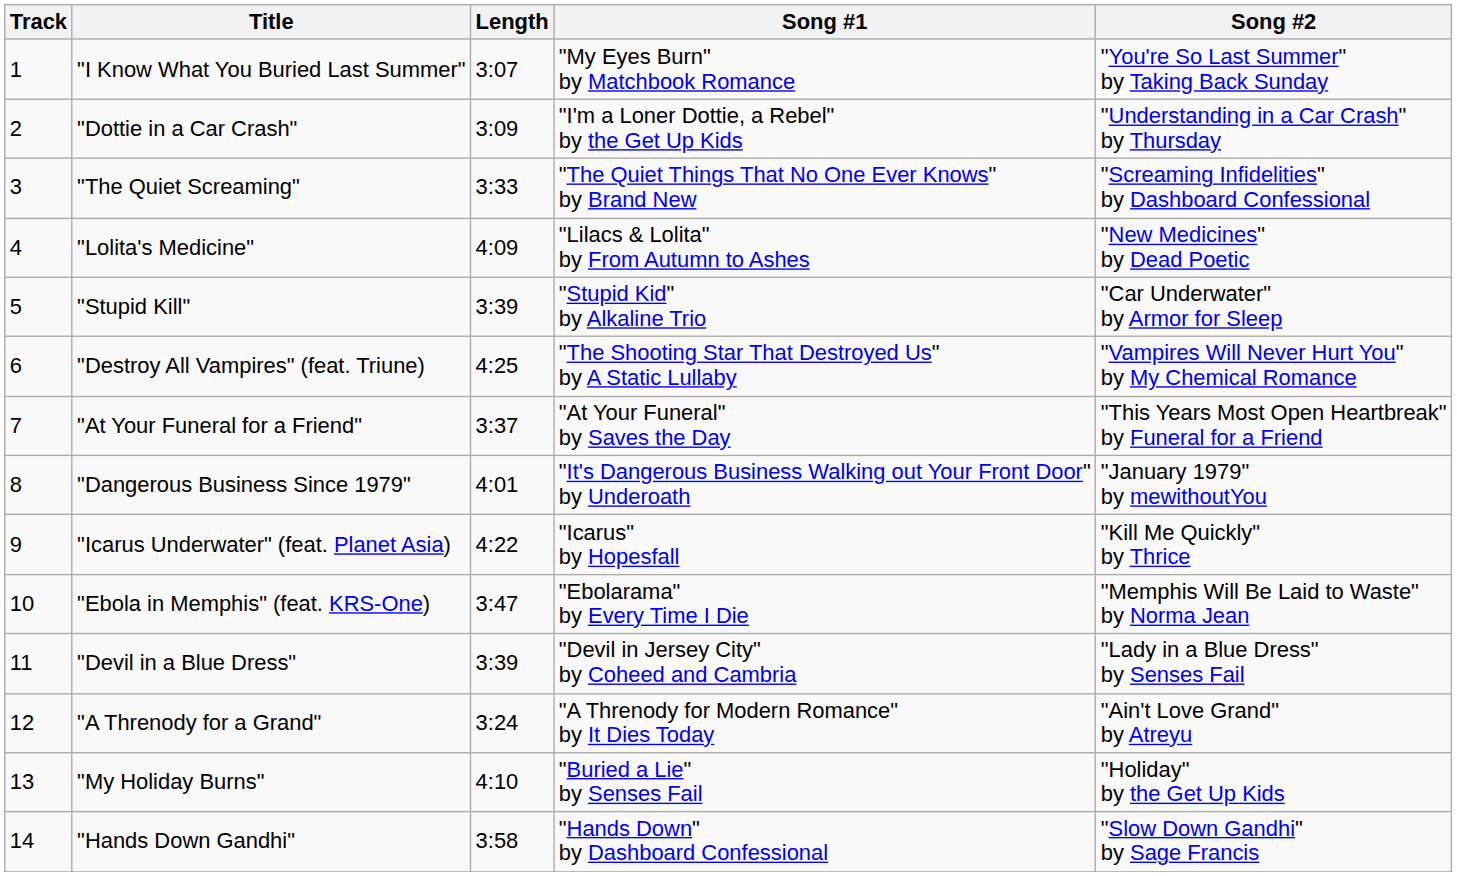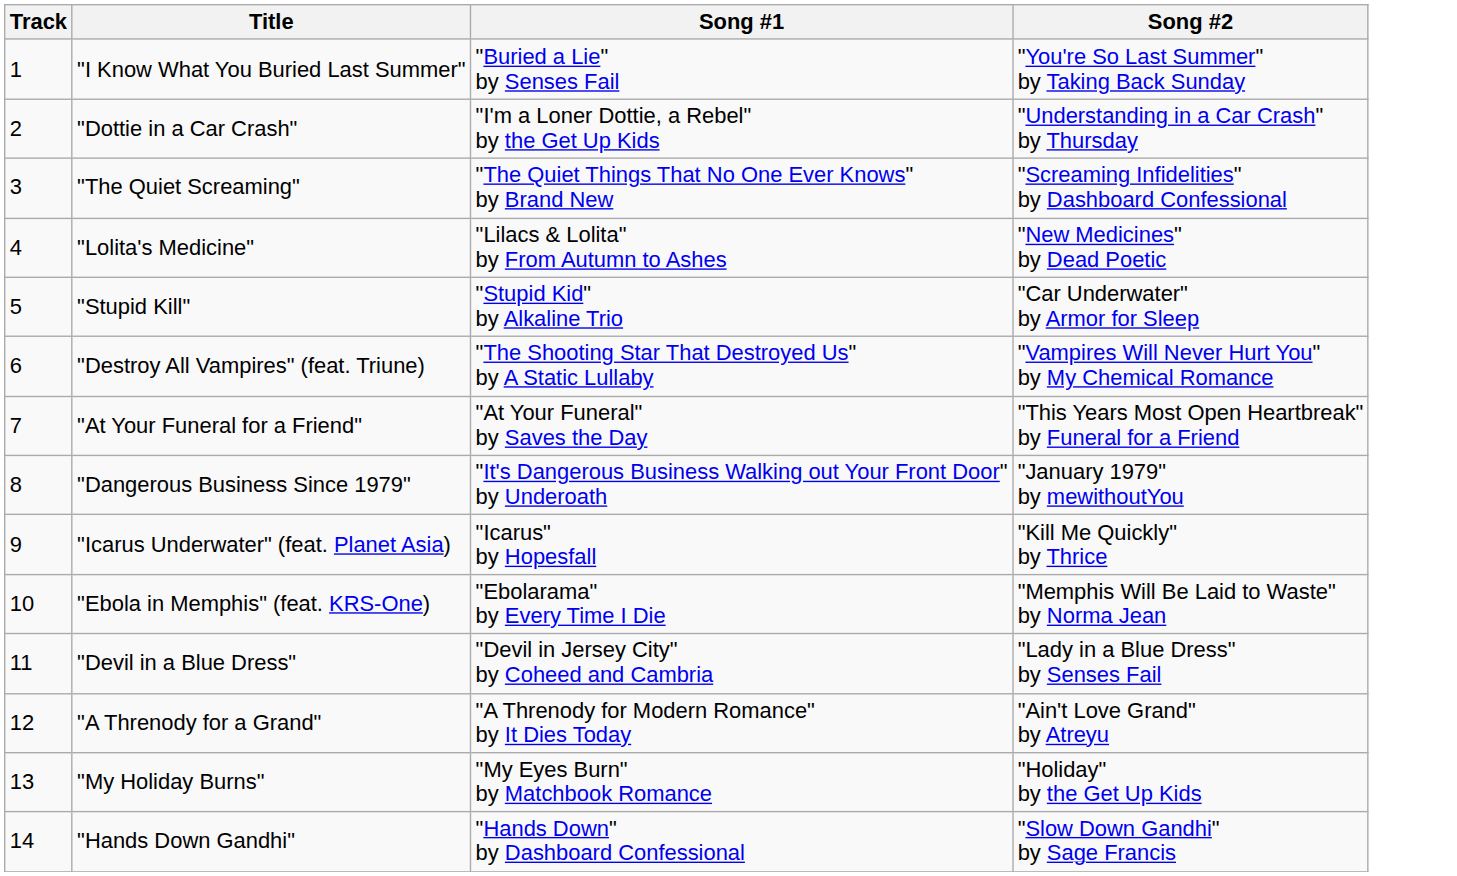- column: (512, 21)
(677, 68) "My Eyes Burn" by Matchbook Romance -> (548, 68) "Buried a Lie" by Senses Fail
(631, 782) "Buried a Lie" by Senses Fail -> (594, 782) "My Eyes Burn" by Matchbook Romance
